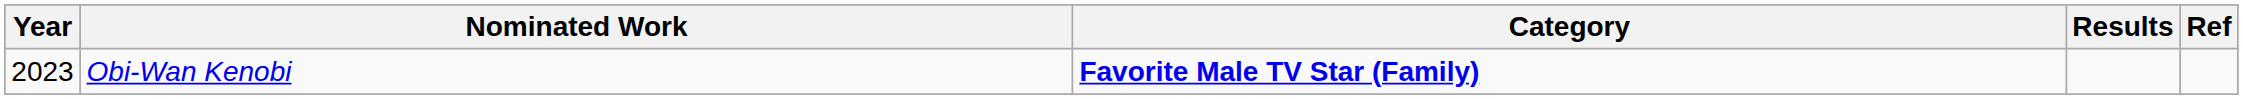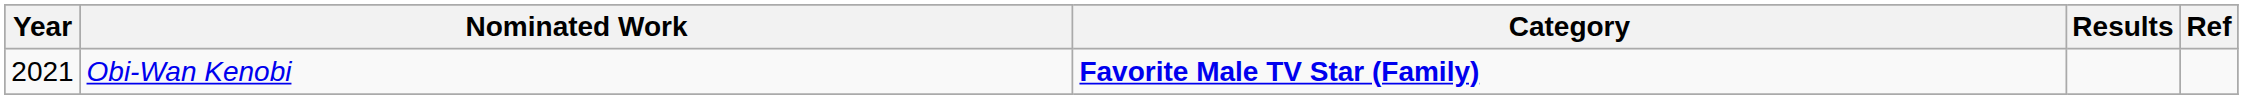(42, 71) 2023 -> (42, 71) 2021
